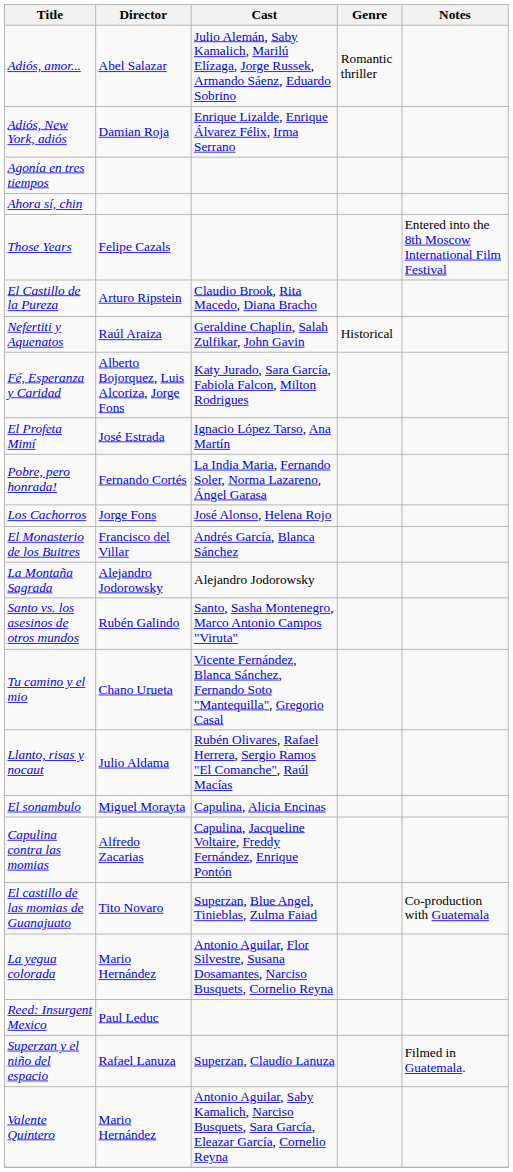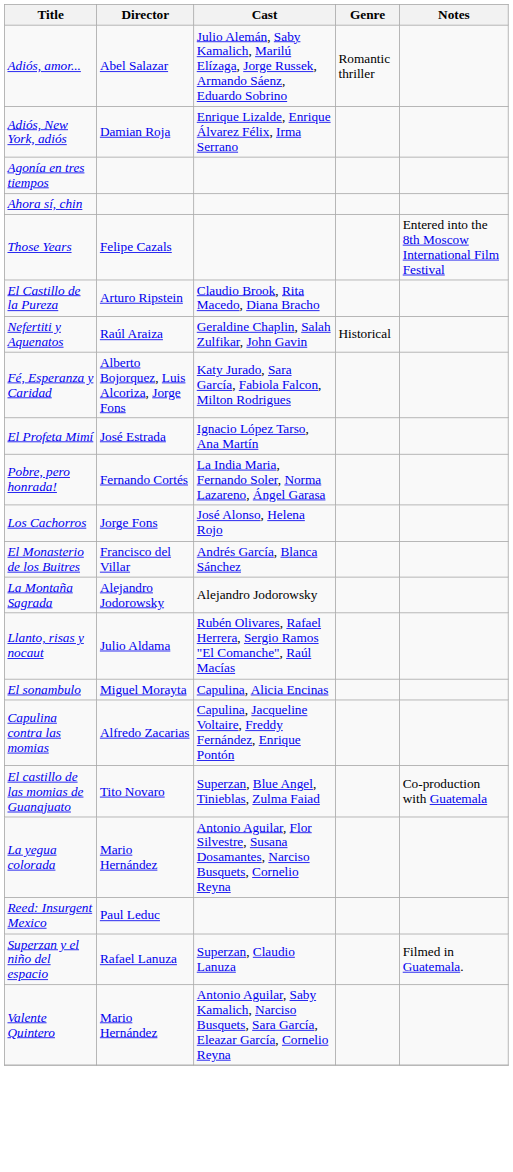- row: (43, 623)
- row: (46, 689)
